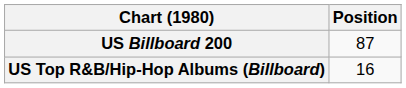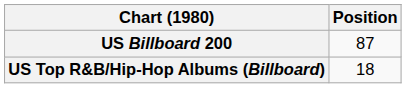(365, 69) 16 -> (365, 69) 18
